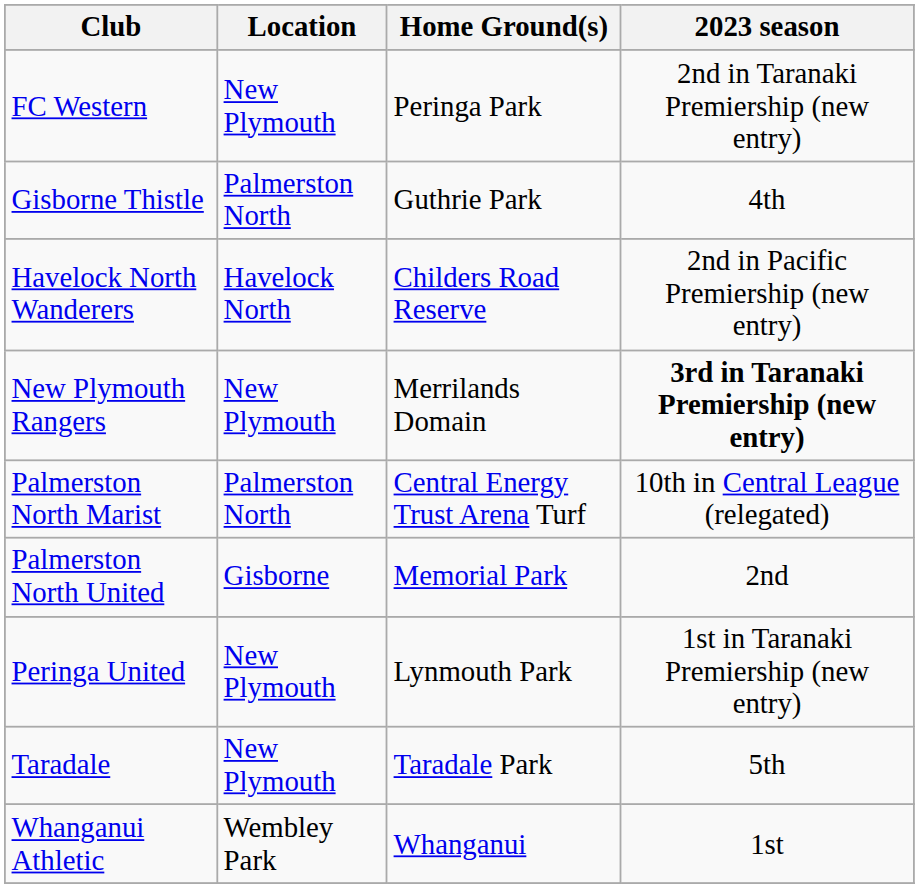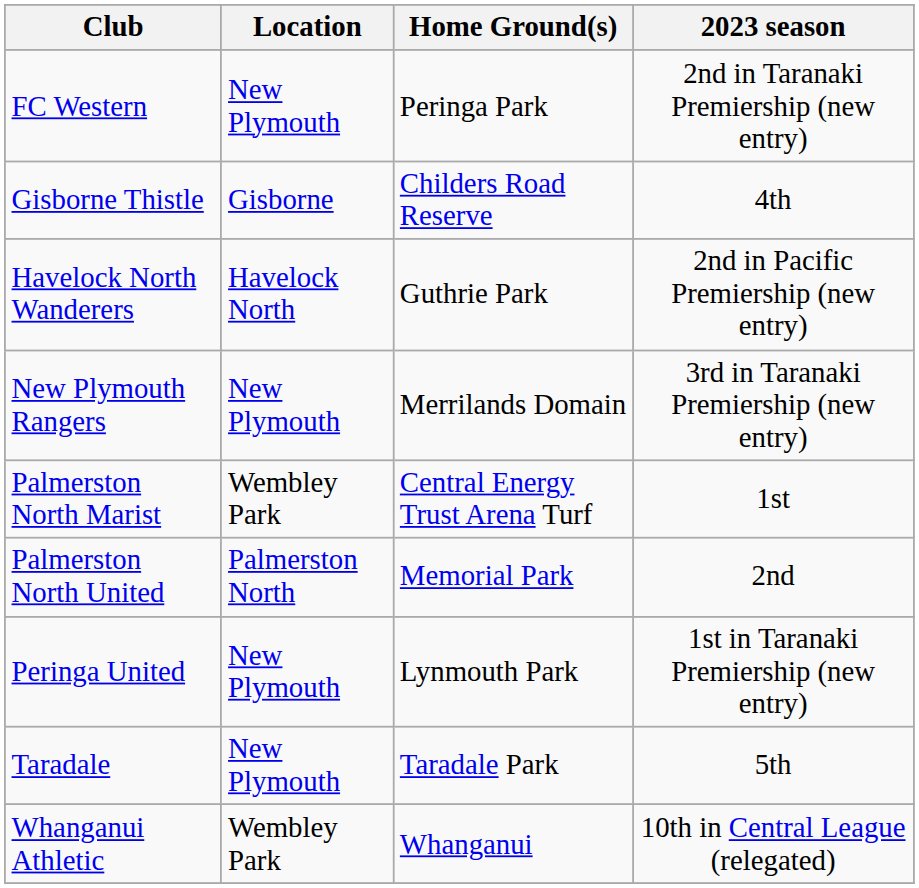(288, 199) Palmerston North -> (281, 199) Gisborne
(468, 199) Guthrie Park -> (483, 199) Childers Road Reserve
(476, 293) Childers Road Reserve -> (474, 293) Guthrie Park
(767, 404) bold -> (773, 404) normal
(288, 498) Palmerston North -> (283, 498) Wembley Park
(767, 498) 10th in Central League (relegated) -> (773, 498) 1st
(276, 576) Gisborne -> (293, 576) Palmerston North
(767, 843) 1st -> (773, 843) 10th in Central League (relegated)
